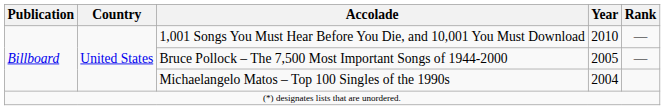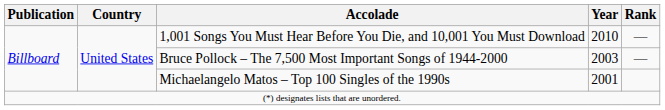(605, 58) 2005 -> (605, 58) 2003
(605, 79) 2004 -> (605, 79) 2001
